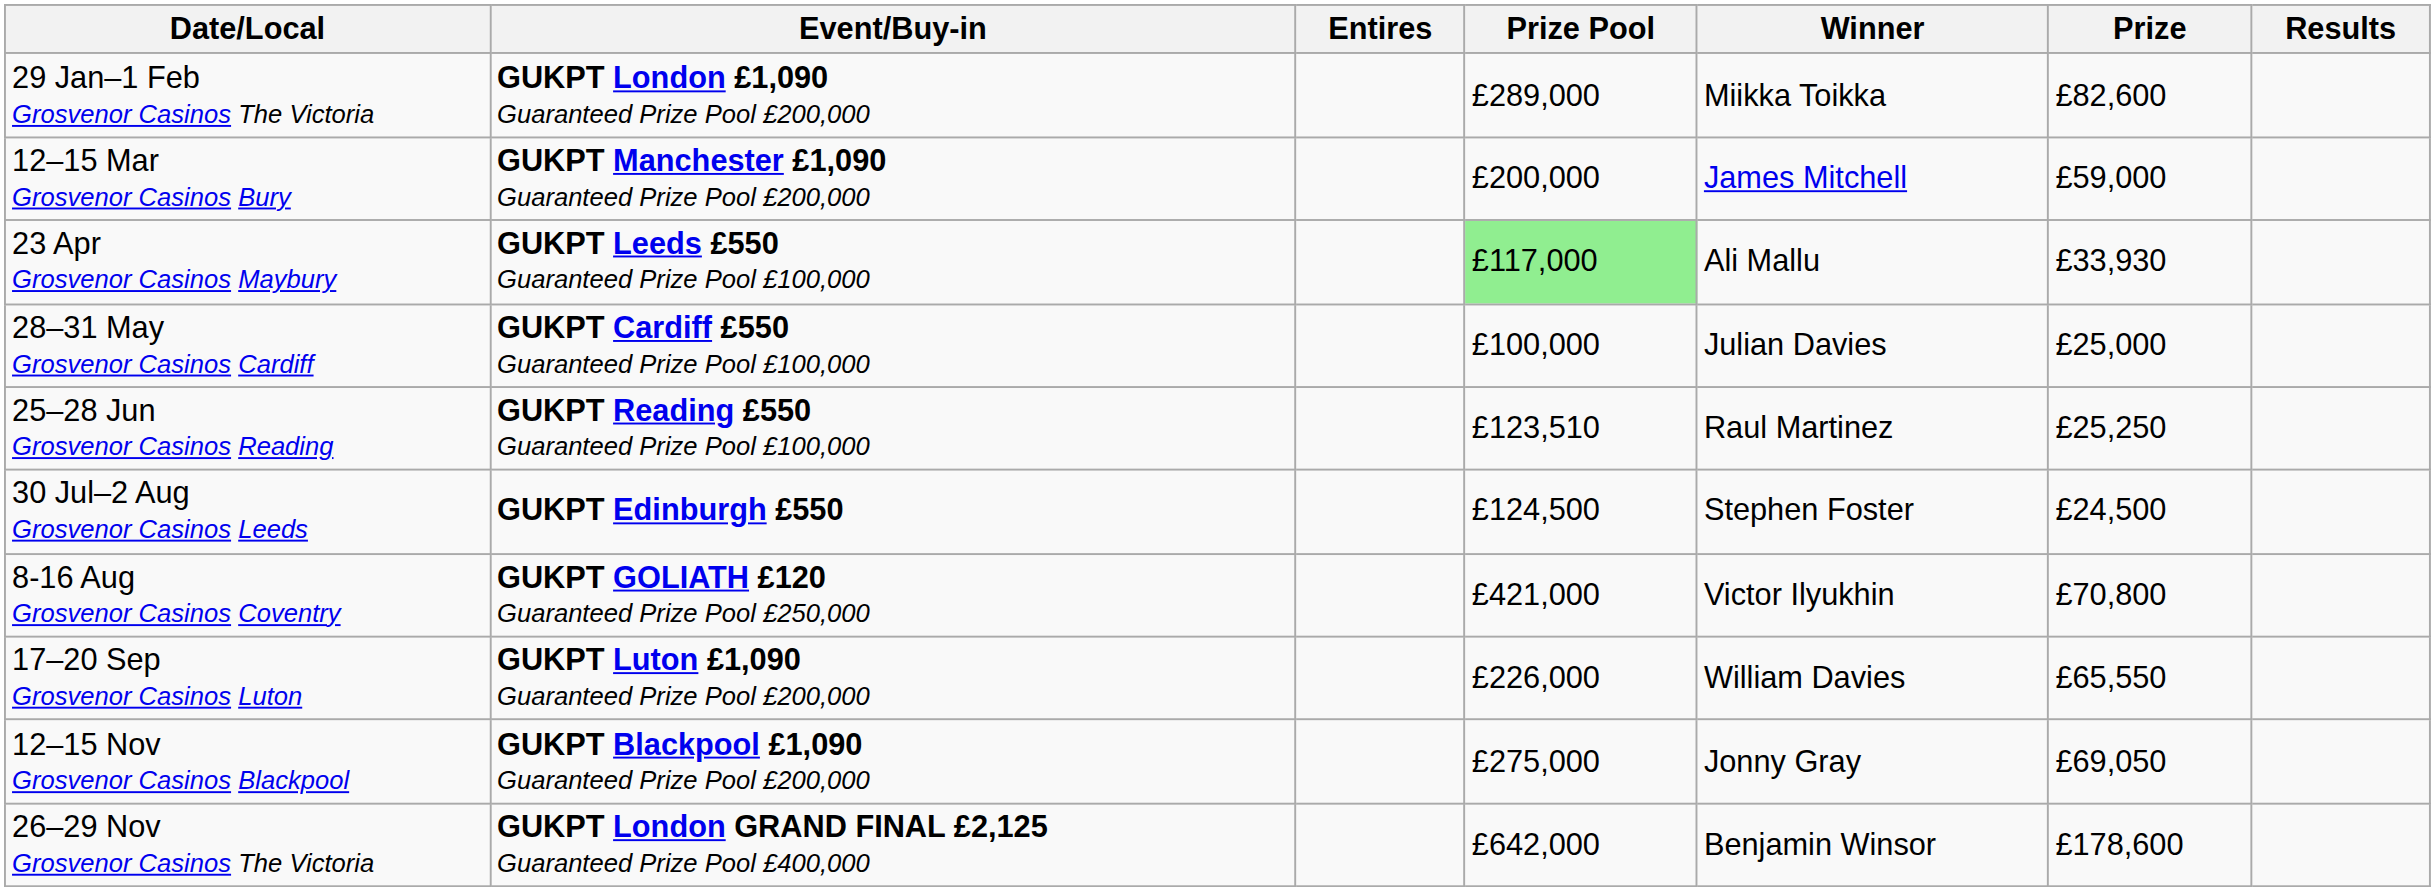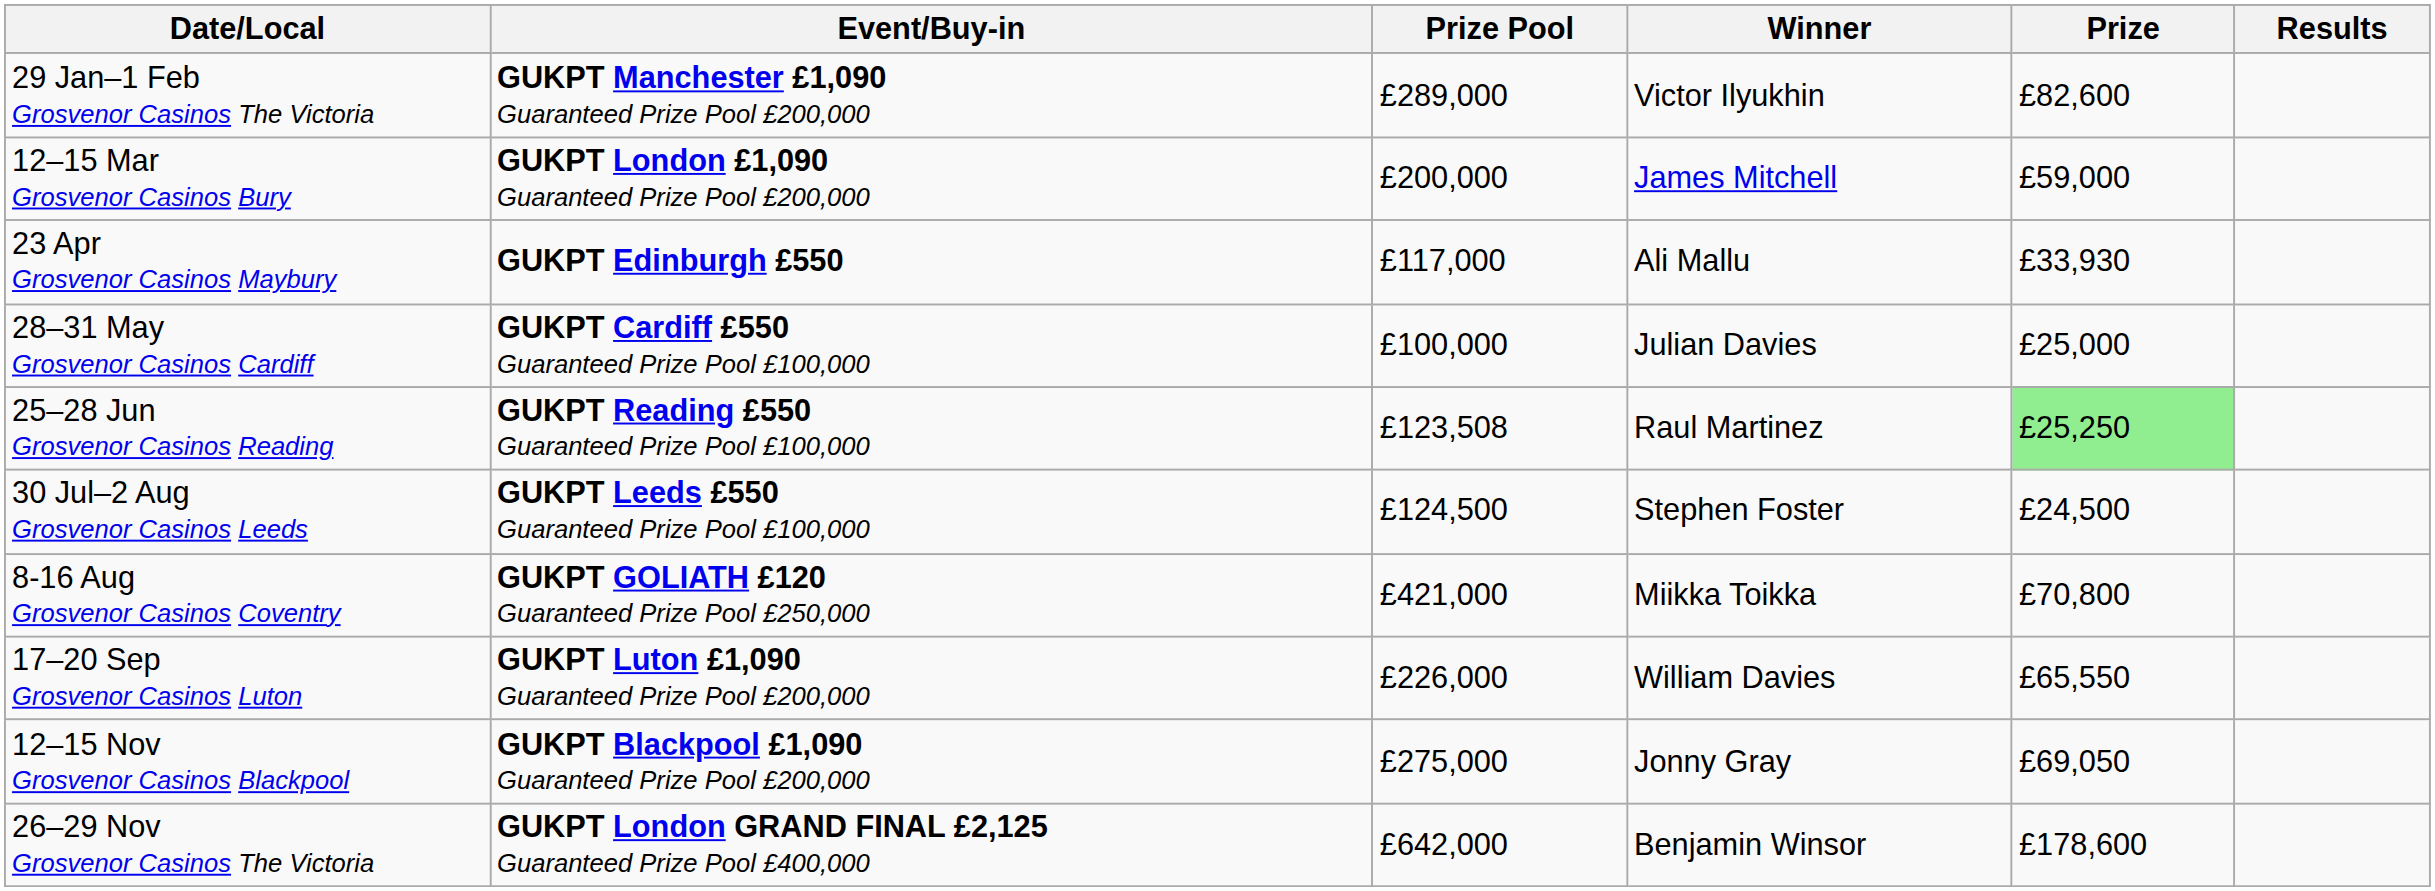- column: (1380, 28)
(683, 94) GUKPT London £1,090 Guaranteed Prize Pool £200,000 -> (692, 94) GUKPT Manchester £1,090 Guaranteed Prize Pool £200,000
(1795, 94) Miikka Toikka -> (1729, 94) Victor Ilyukhin
(692, 178) GUKPT Manchester £1,090 Guaranteed Prize Pool £200,000 -> (683, 178) GUKPT London £1,090 Guaranteed Prize Pool £200,000
(683, 261) GUKPT Leeds £550 Guaranteed Prize Pool £100,000 -> (670, 261) GUKPT Edinburgh £550
(1535, 261) lightgreen background -> (1443, 261) no background
(1536, 427) £123,510 -> (1444, 427) £123,508
(2111, 427) no background -> (2075, 427) lightgreen background
(670, 511) GUKPT Edinburgh £550 -> (683, 511) GUKPT Leeds £550 Guaranteed Prize Pool £100,000
(1799, 594) Victor Ilyukhin -> (1725, 594) Miikka Toikka
